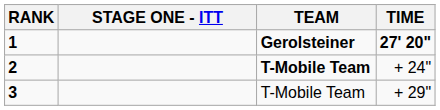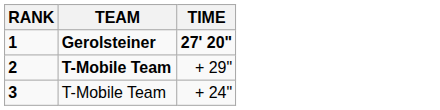- column: (157, 17)
(412, 68) + 24" -> (214, 68) + 29"
(412, 93) + 29" -> (214, 93) + 24"
